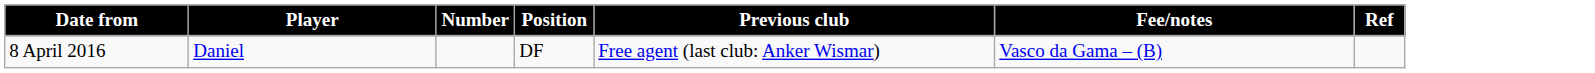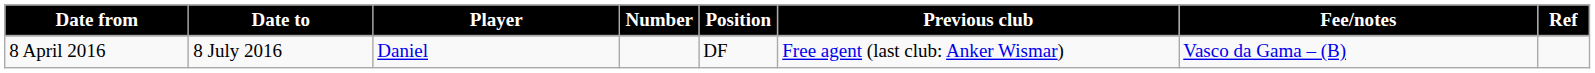+ column: (281, 19)
